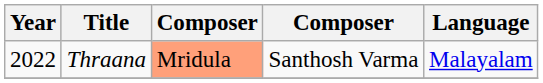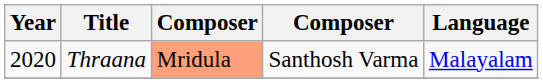(33, 59) 2022 -> (33, 59) 2020
